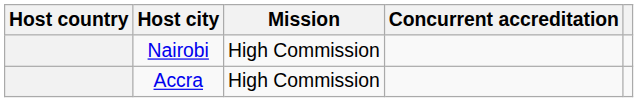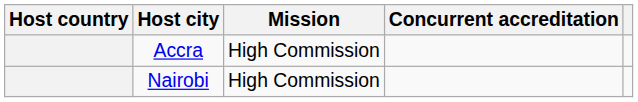rows swapped: (178, 81) <-> (178, 50)
